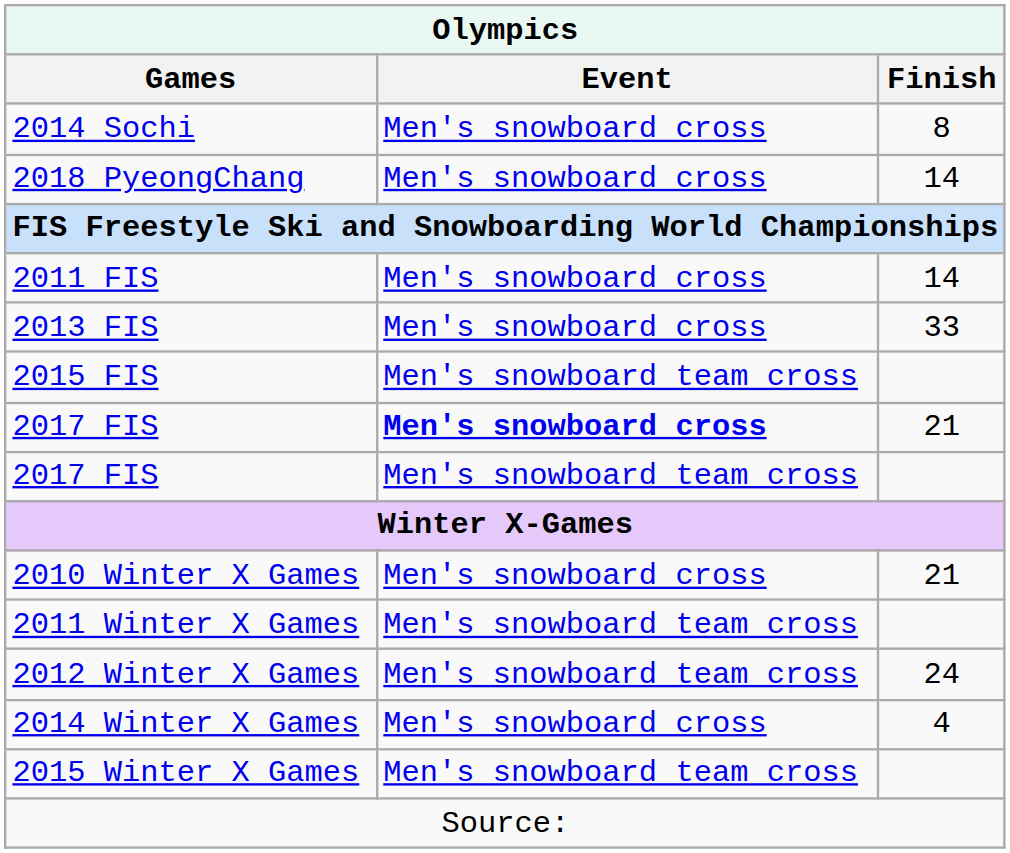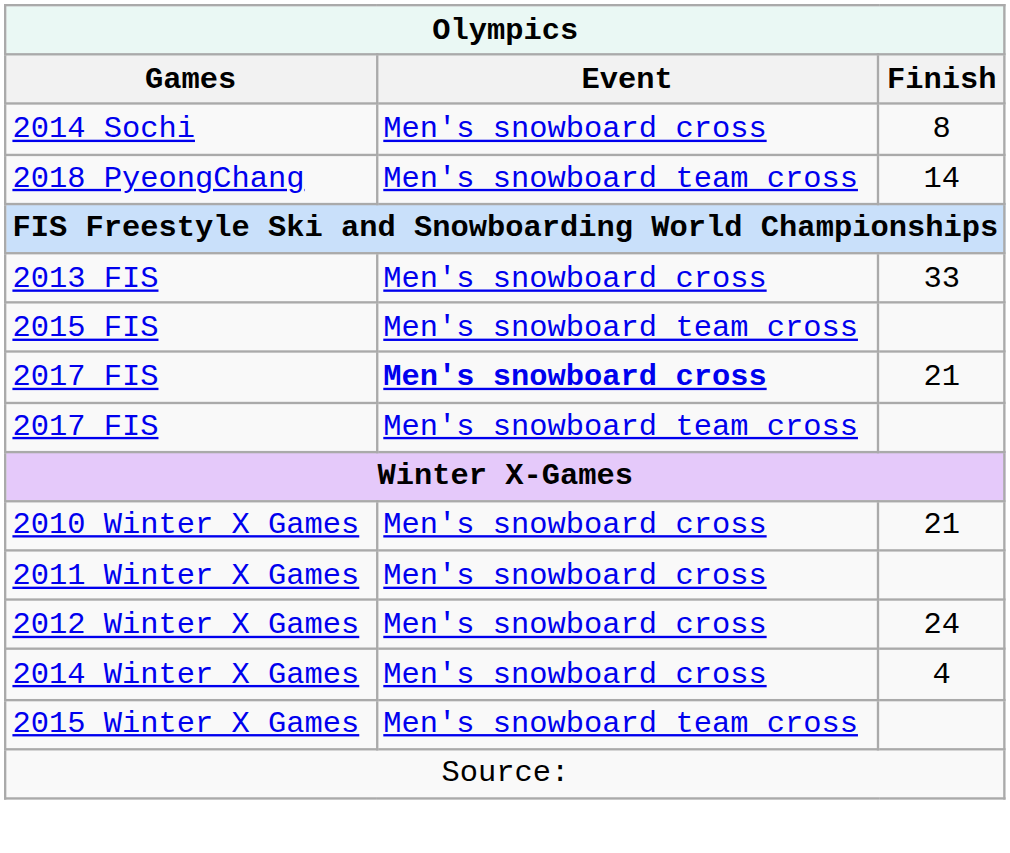(575, 179) Men's snowboard cross -> (621, 179) Men's snowboard team cross
- row: (85, 278)
(621, 625) Men's snowboard team cross -> (575, 575) Men's snowboard cross
(621, 674) Men's snowboard team cross -> (575, 625) Men's snowboard cross
